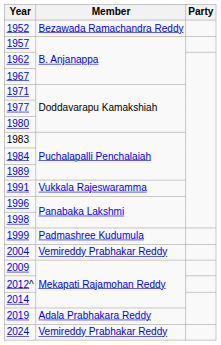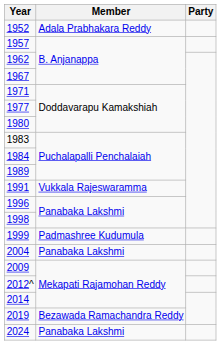(111, 28) Bezawada Ramachandra Reddy -> (95, 28) Adala Prabhakara Reddy
(103, 252) Vemireddy Prabhakar Reddy -> (81, 252) Panabaka Lakshmi
(95, 316) Adala Prabhakara Reddy -> (111, 316) Bezawada Ramachandra Reddy
(103, 332) Vemireddy Prabhakar Reddy -> (81, 332) Panabaka Lakshmi
